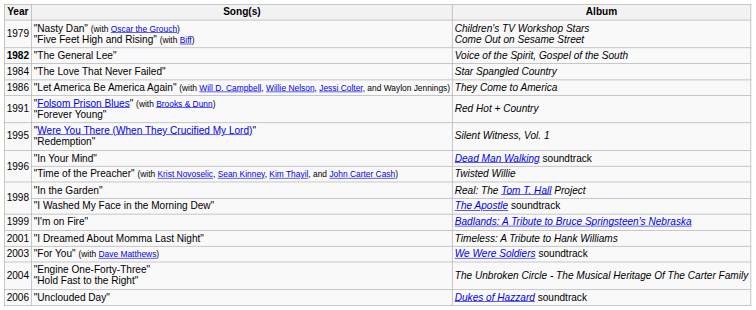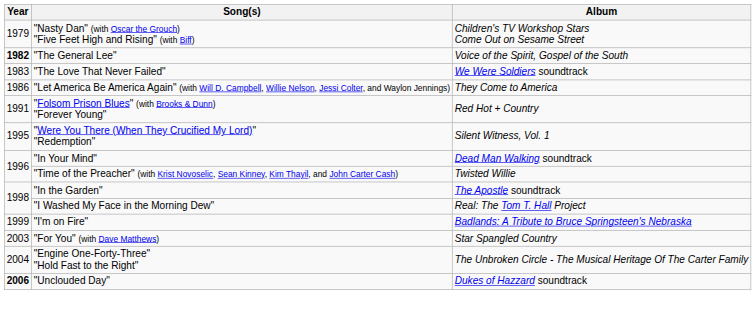(18, 71) 1984 -> (18, 71) 1983
(506, 71) Star Spangled Country -> (521, 71) We Were Soldiers soundtrack
(520, 190) Real: The Tom T. Hall Project -> (507, 190) The Apostle soundtrack
(507, 206) The Apostle soundtrack -> (520, 206) Real: The Tom T. Hall Project
- row: (119, 238)
(521, 254) We Were Soldiers soundtrack -> (506, 238) Star Spangled Country
(18, 297) normal -> (18, 281) bold
